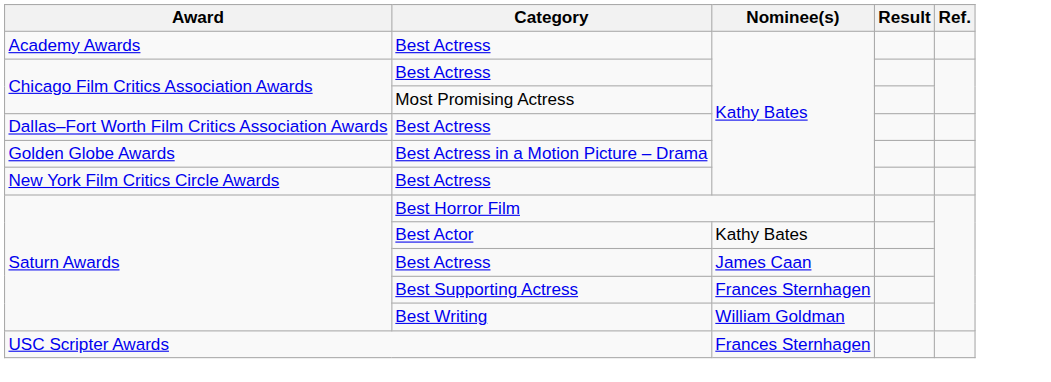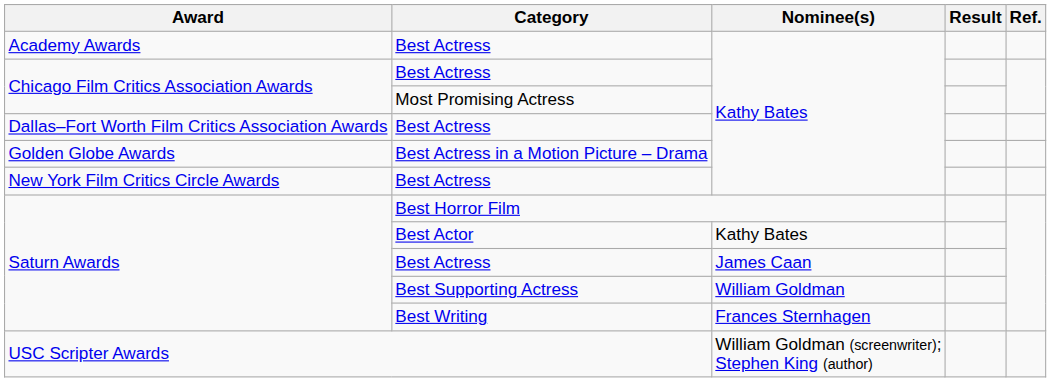(793, 289) Frances Sternhagen -> (780, 289) William Goldman
(780, 316) William Goldman -> (793, 316) Frances Sternhagen
(793, 343) Frances Sternhagen -> (828, 353) William Goldman (screenwriter); Stephen King (author)
